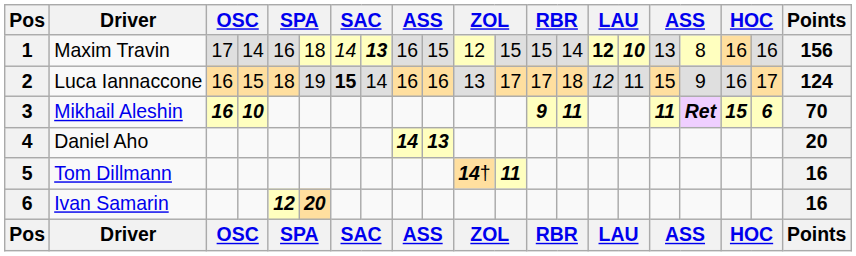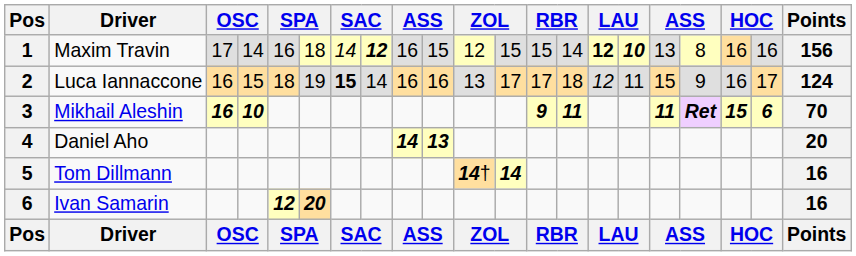(376, 50) 13 -> (376, 50) 12
(511, 173) 11 -> (511, 173) 14
